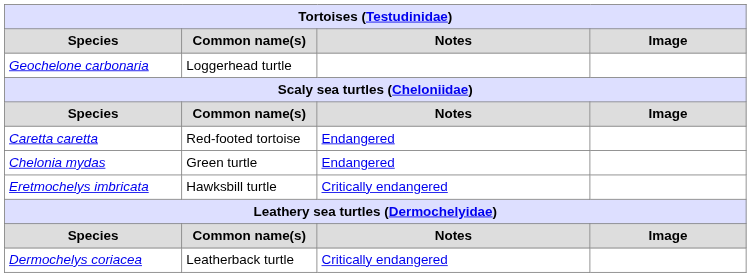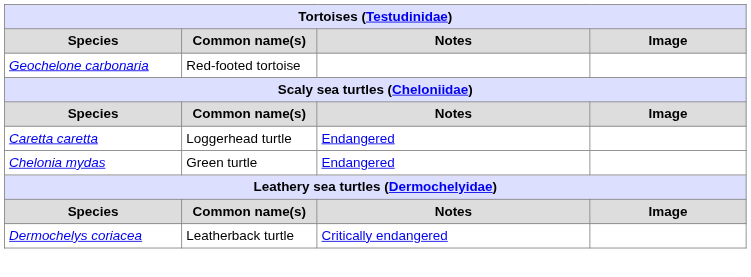(239, 65) Loggerhead turtle -> (243, 65) Red-footed tortoise
(243, 138) Red-footed tortoise -> (239, 138) Loggerhead turtle
- row: (79, 187)
